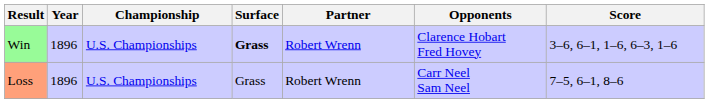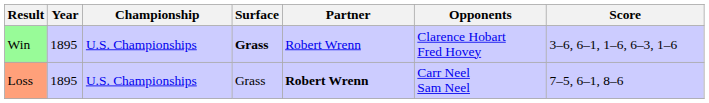(64, 44) 1896 -> (64, 44) 1895
(64, 80) 1896 -> (64, 80) 1895
(323, 80) normal -> (327, 80) bold
